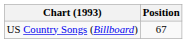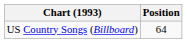(161, 30) 67 -> (161, 30) 64
